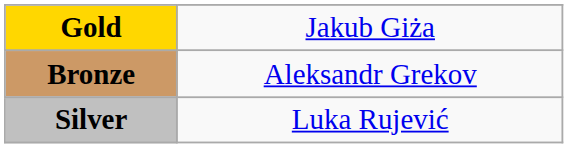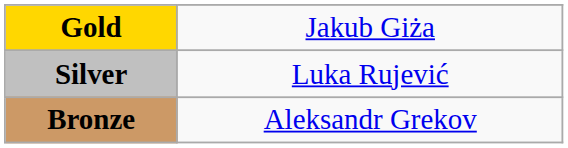rows swapped: (91, 119) <-> (91, 73)
